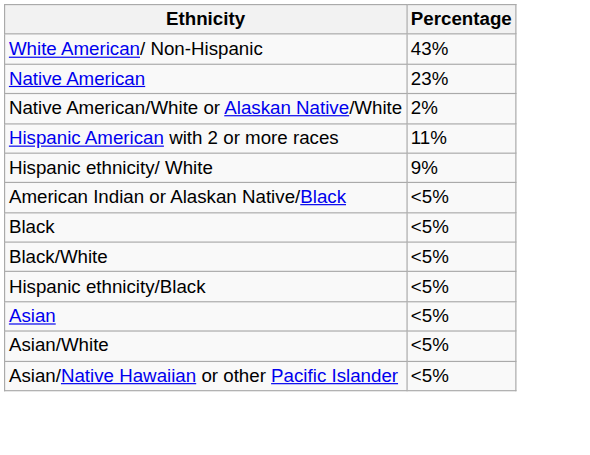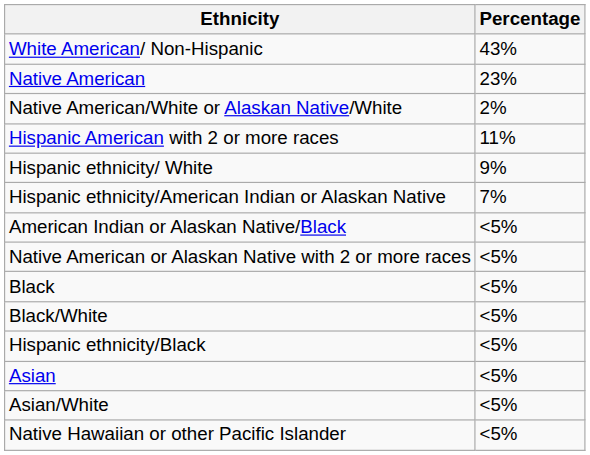+ row: (227, 197)
+ row: (240, 256)
- row: (203, 375)
+ row: (177, 434)
